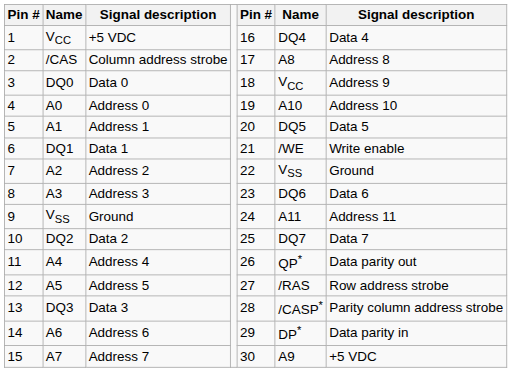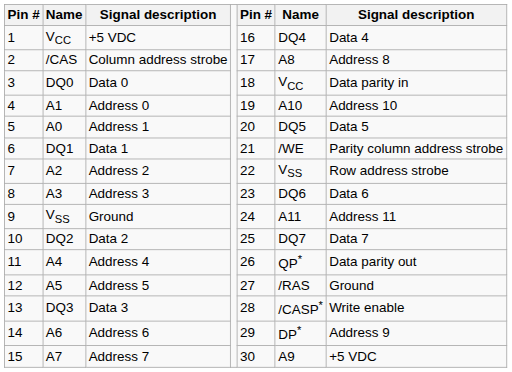(359, 83) Address 9 -> (369, 83) Data parity in
(54, 105) A0 -> (54, 105) A1
(54, 127) A1 -> (54, 127) A0
(367, 148) Write enable -> (416, 148) Parity column address strobe
(352, 171) Ground -> (389, 171) Row address strobe
(389, 285) Row address strobe -> (352, 285) Ground
(416, 308) Parity column address strobe -> (367, 308) Write enable
(369, 333) Data parity in -> (359, 333) Address 9
